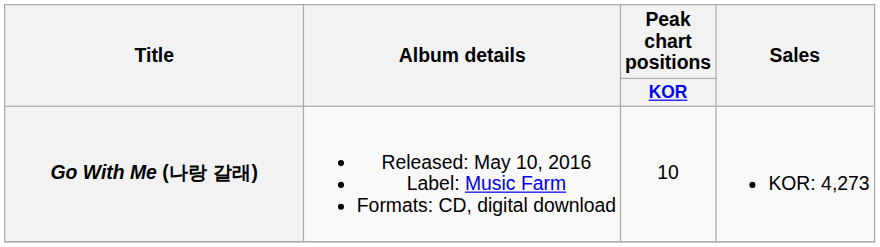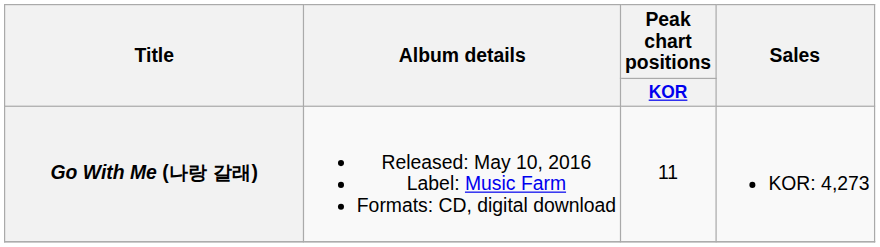(668, 173) 10 -> (668, 173) 11
